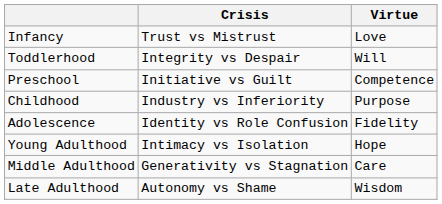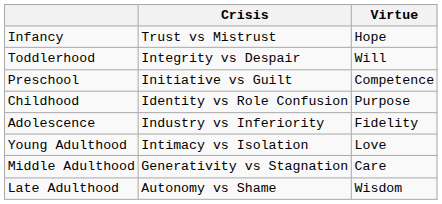(370, 37) Love -> (370, 37) Hope
(233, 102) Industry vs Inferiority -> (245, 102) Identity vs Role Confusion
(245, 123) Identity vs Role Confusion -> (233, 123) Industry vs Inferiority
(370, 145) Hope -> (370, 145) Love
